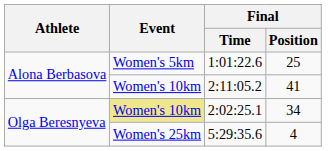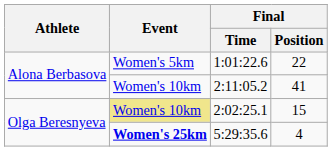(293, 63) 25 -> (299, 63) 22
(293, 110) 34 -> (299, 110) 15
(157, 134) normal -> (160, 134) bold
